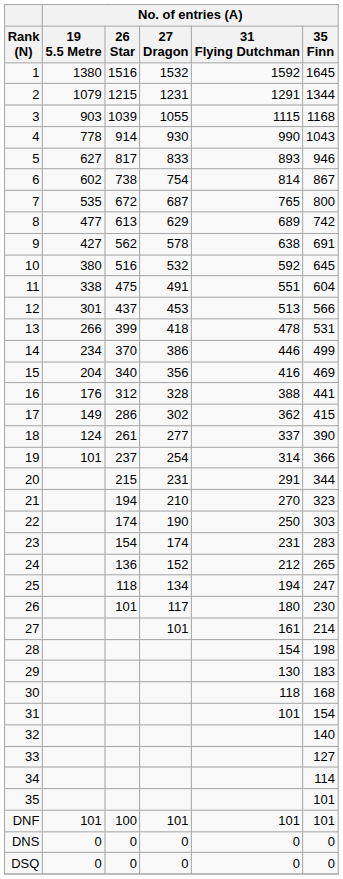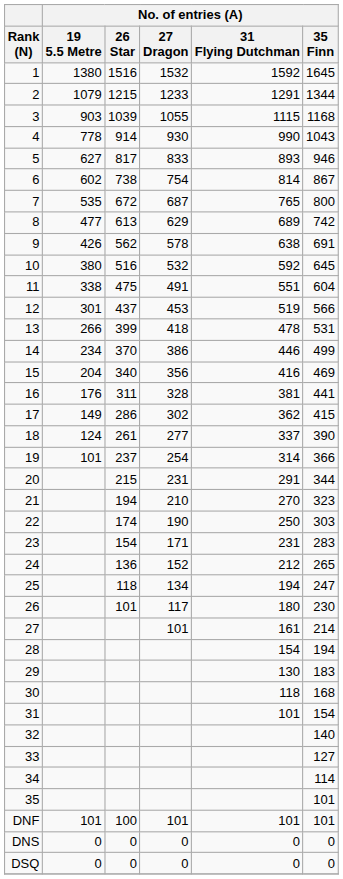(174, 94) 1231 -> (174, 94) 1233
(91, 244) 427 -> (91, 244) 426
(289, 308) 513 -> (289, 308) 519
(126, 394) 312 -> (127, 394) 311
(289, 394) 388 -> (289, 394) 381
(178, 543) 174 -> (178, 543) 171
(324, 650) 198 -> (324, 650) 194
